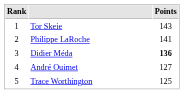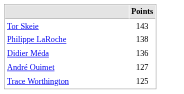- column: (17, 12)
(166, 40) 141 -> (142, 40) 138
(166, 54) bold -> (142, 54) normal
